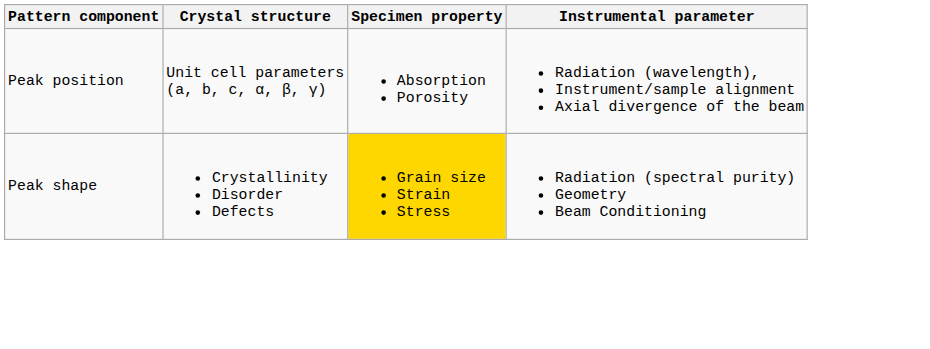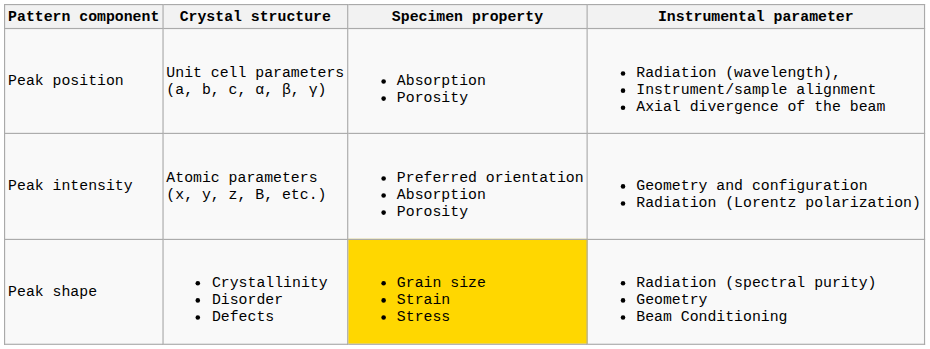+ row: (70, 186)
